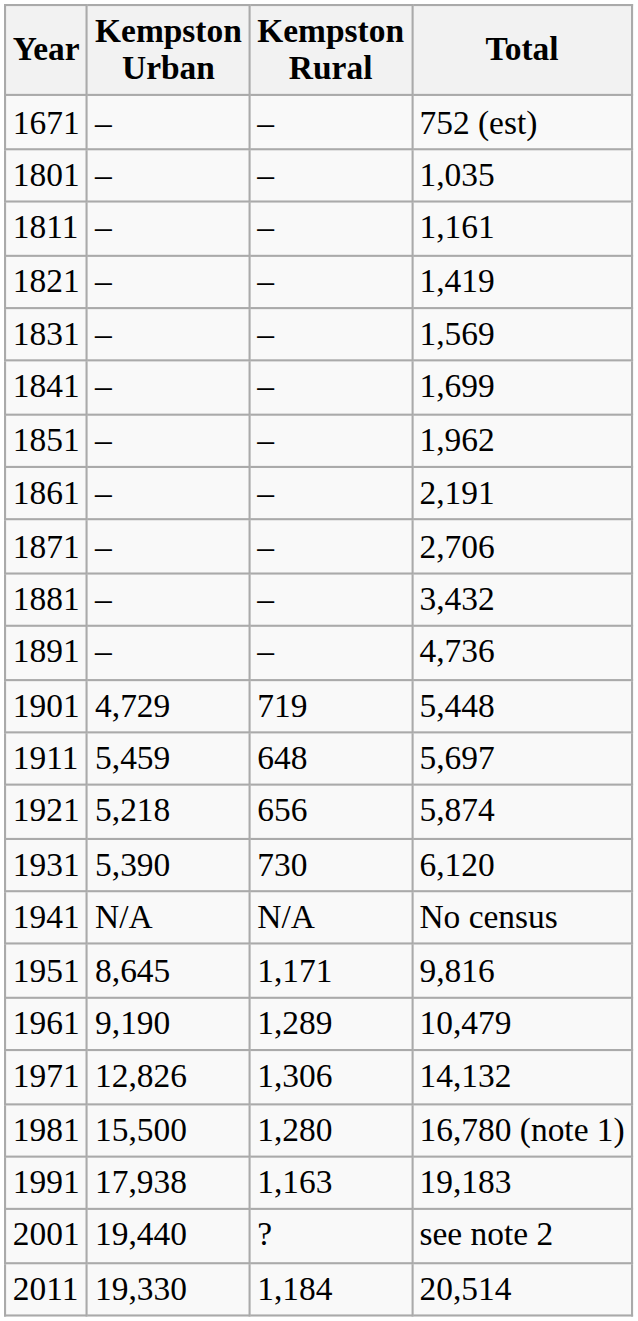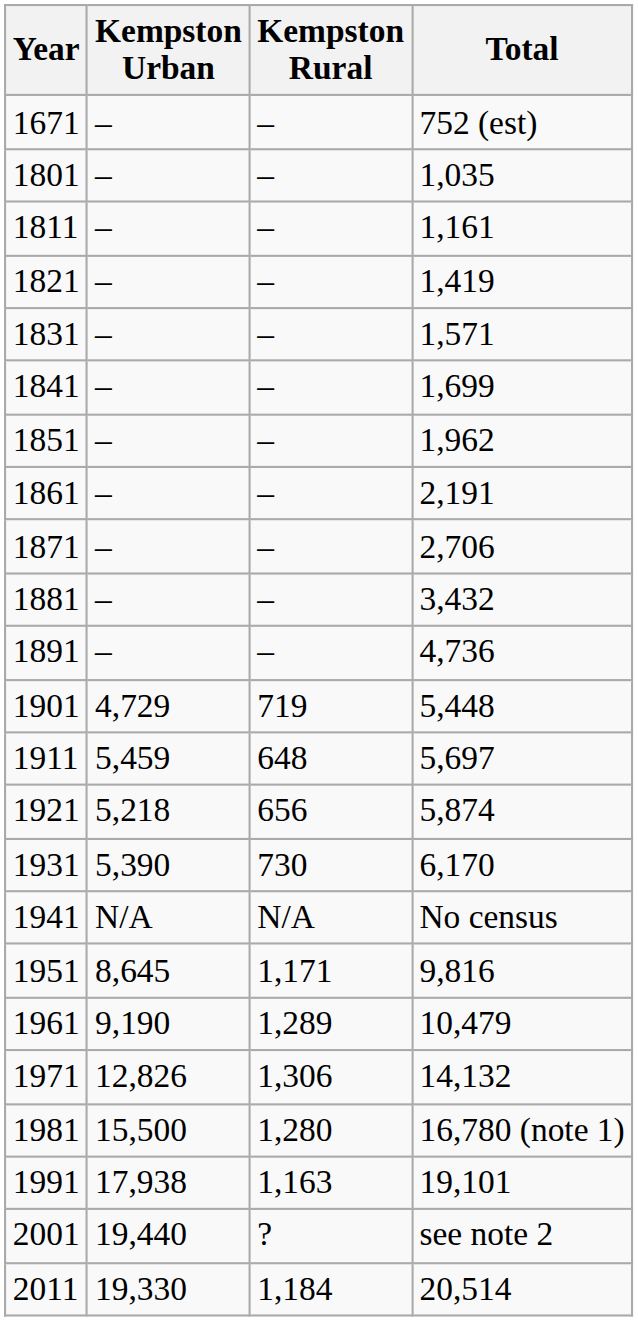(457, 333) 1,569 -> (457, 333) 1,571
(457, 864) 6,120 -> (457, 864) 6,170
(465, 1182) 19,183 -> (465, 1182) 19,101
